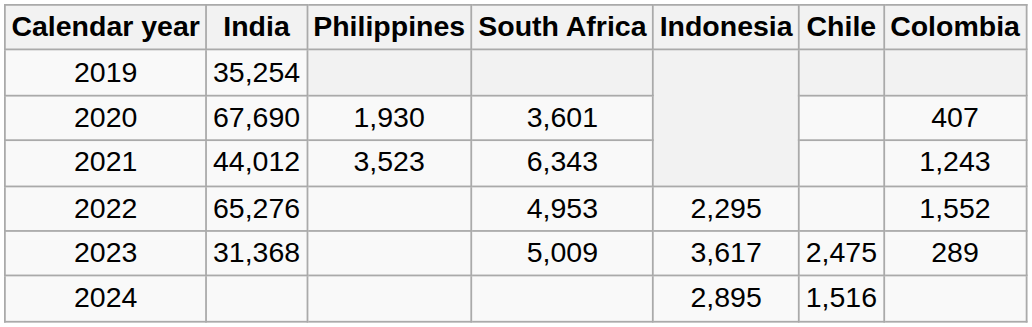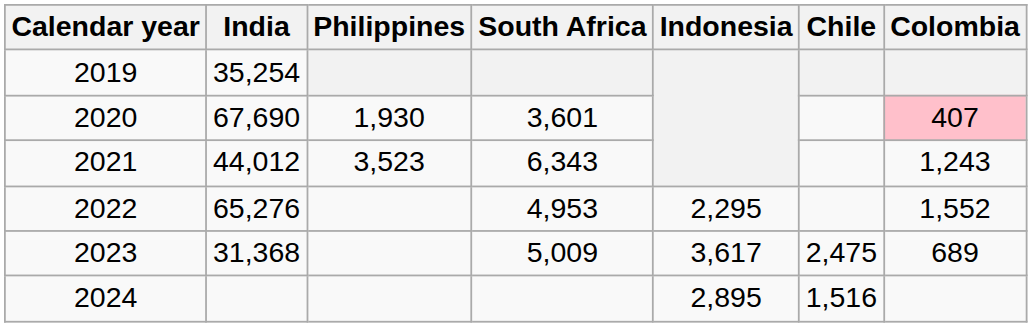(955, 117) no background -> (955, 117) pink background
(955, 252) 289 -> (955, 252) 689
